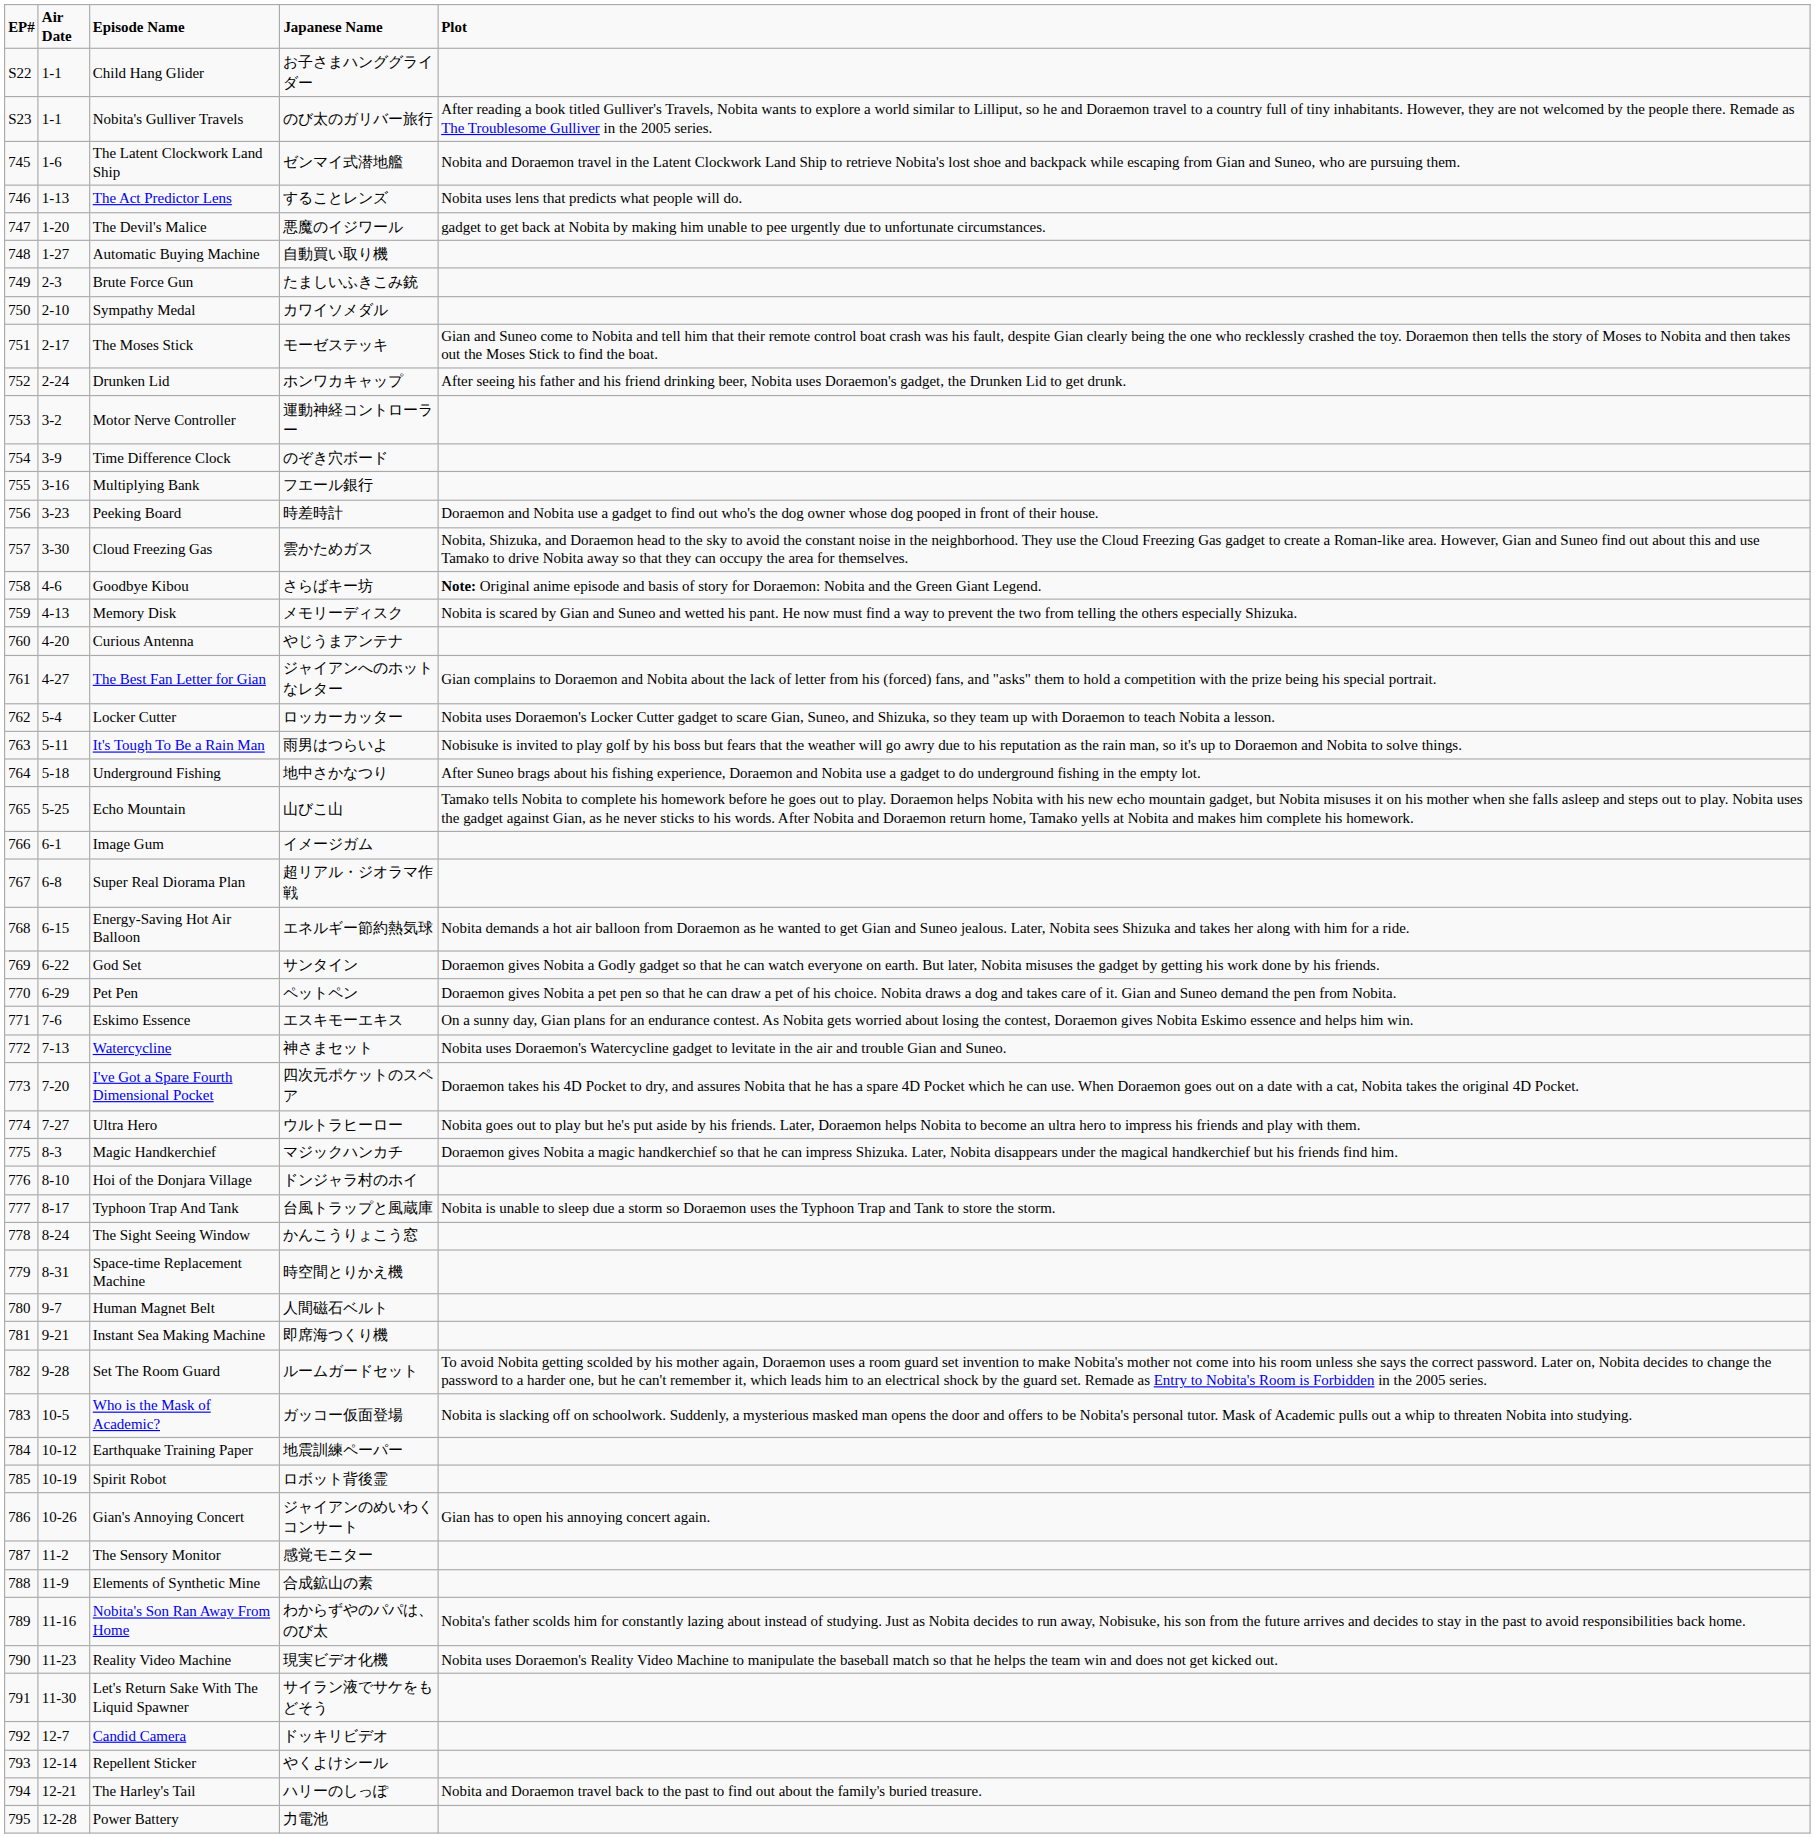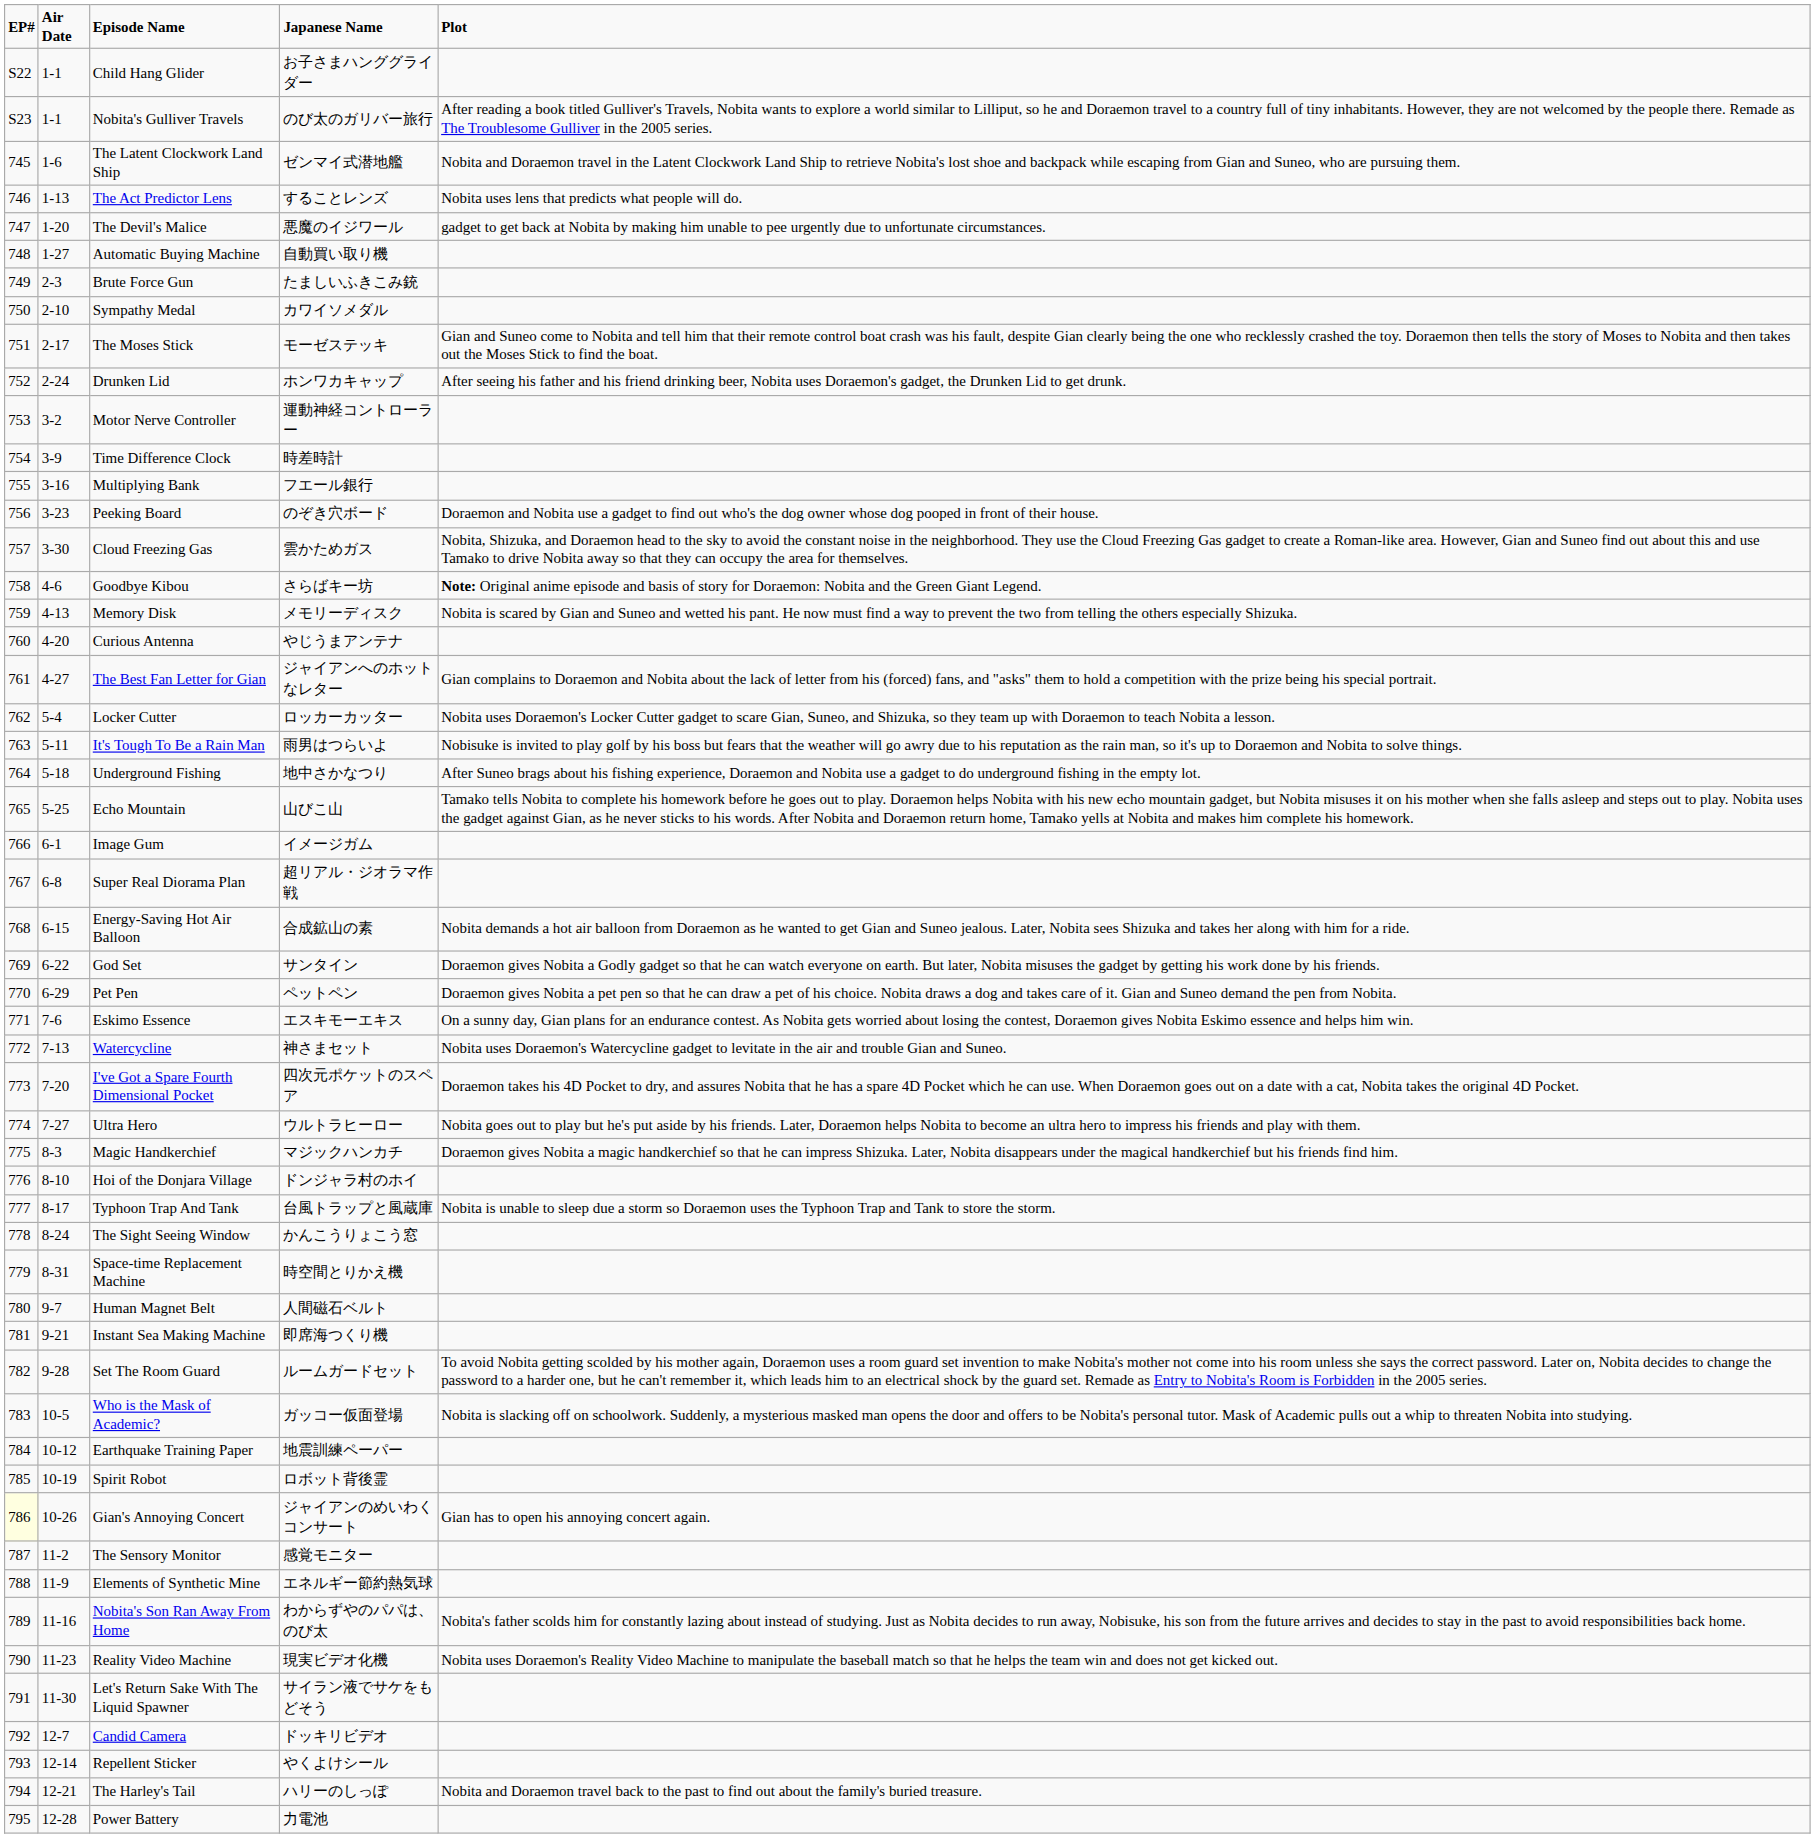(336, 457) のぞき穴ボード -> (313, 457) 時差時計
(313, 513) 時差時計 -> (336, 513) のぞき穴ボード
(358, 929) エネルギー節約熱気球 -> (328, 929) 合成鉱山の素
(19, 1517) no background -> (19, 1517) lightyellow background
(328, 1583) 合成鉱山の素 -> (358, 1583) エネルギー節約熱気球
